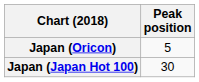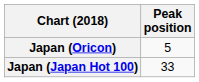(168, 67) 30 -> (168, 67) 33
